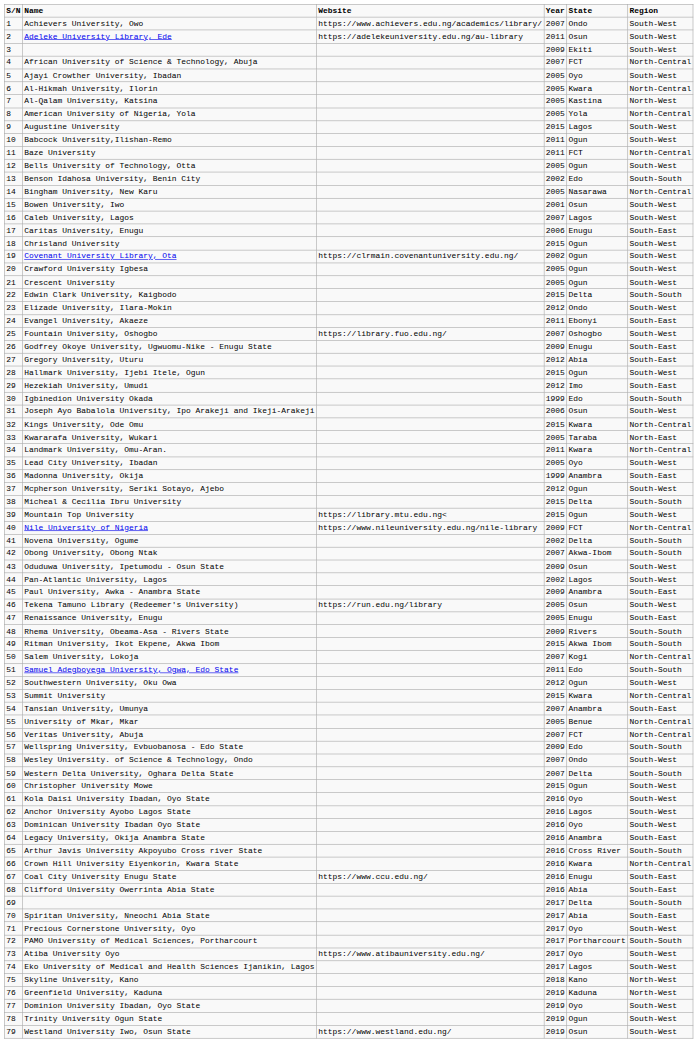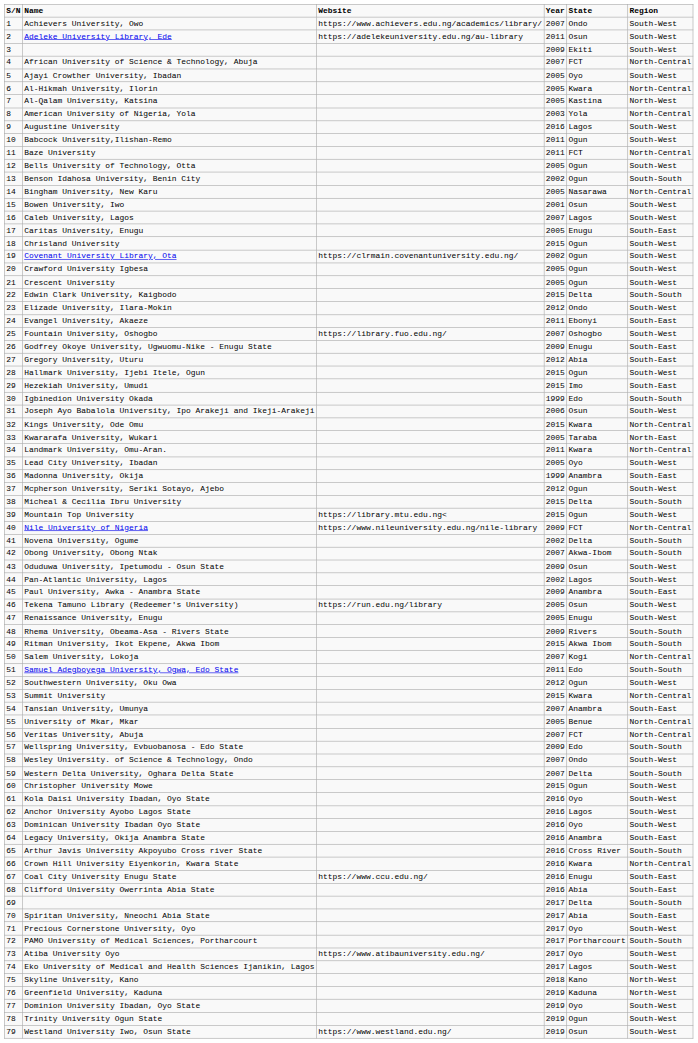(555, 114) 2005 -> (555, 114) 2003
(555, 127) 2015 -> (555, 127) 2016
(576, 179) Edo -> (578, 179) Ogun
(555, 230) 2006 -> (555, 230) 2005
(555, 386) 2012 -> (555, 386) 2015
(653, 618) South-East -> (653, 618) South-West
